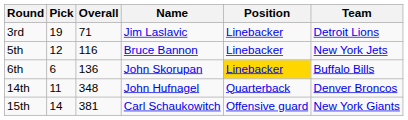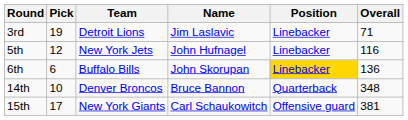columns swapped: (99, 13) <-> (357, 13)
(161, 50) Bruce Bannon -> (208, 50) John Hufnagel
(55, 87) 11 -> (56, 87) 10
(161, 87) John Hufnagel -> (208, 87) Bruce Bannon
(56, 106) 14 -> (56, 106) 17
